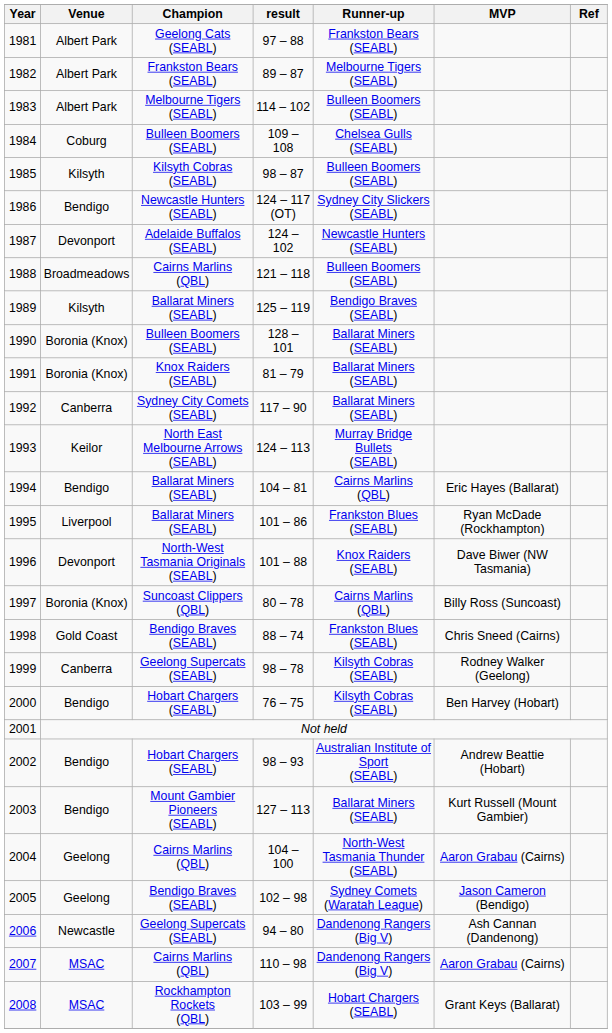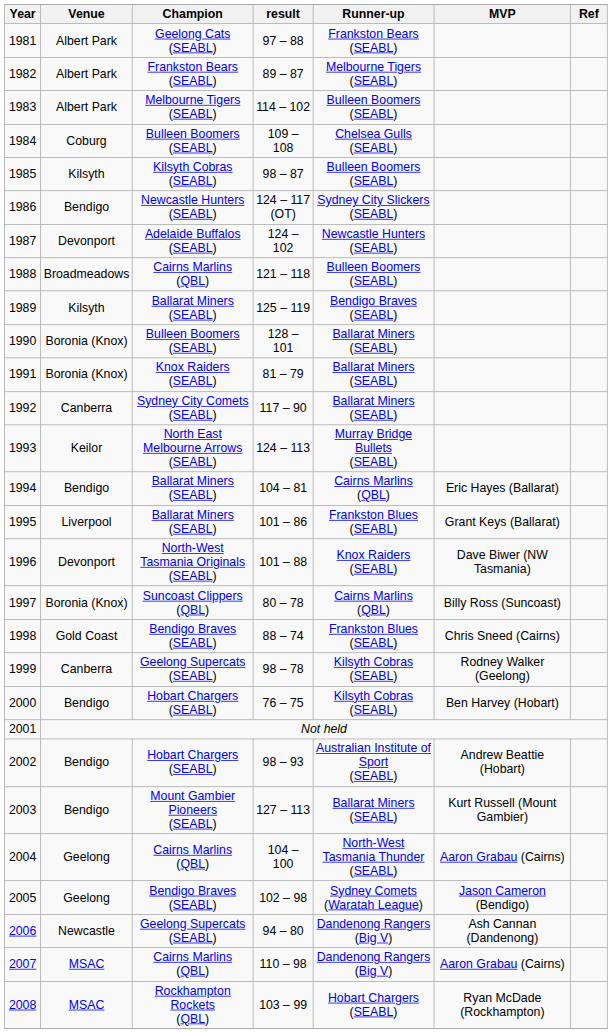(502, 522) Ryan McDade (Rockhampton) -> (502, 522) Grant Keys (Ballarat)
(502, 1004) Grant Keys (Ballarat) -> (502, 1004) Ryan McDade (Rockhampton)
